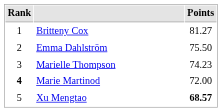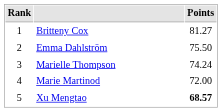(201, 64) 74.23 -> (201, 64) 74.24
(19, 81) bold -> (19, 81) normal
